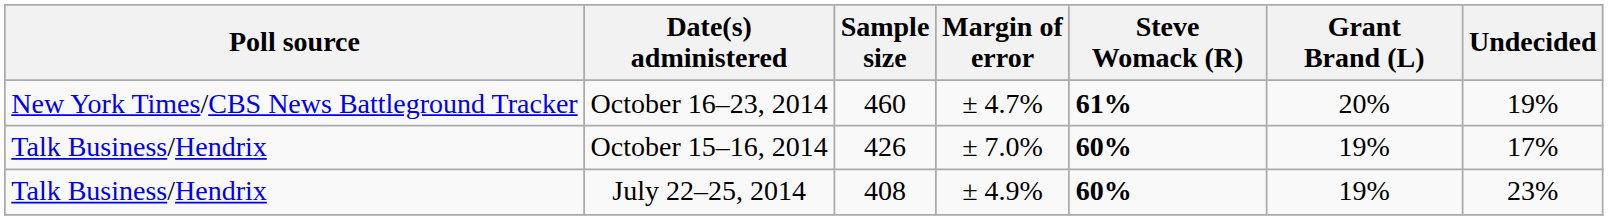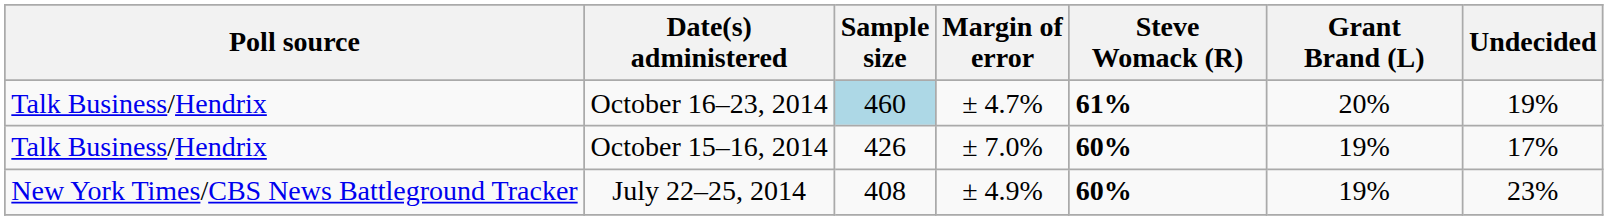(294, 102) New York Times/CBS News Battleground Tracker -> (139, 102) Talk Business/Hendrix
(885, 102) no background -> (885, 102) lightblue background
(139, 191) Talk Business/Hendrix -> (294, 191) New York Times/CBS News Battleground Tracker
